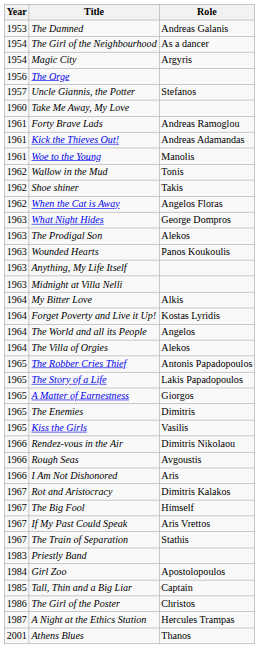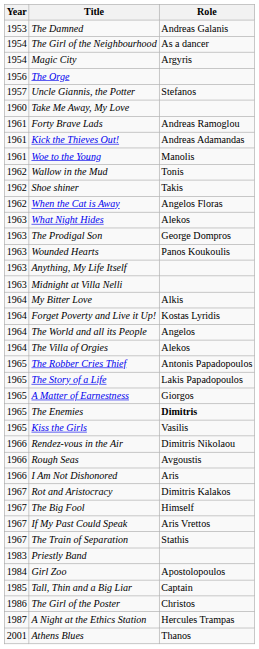(196, 220) George Dompros -> (176, 220) Alekos
(176, 236) Alekos -> (196, 236) George Dompros
(178, 412) normal -> (179, 412) bold
